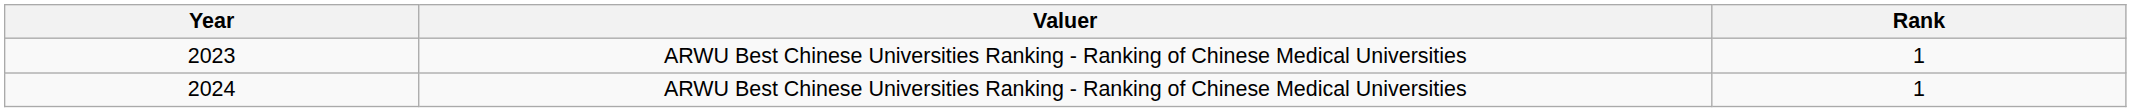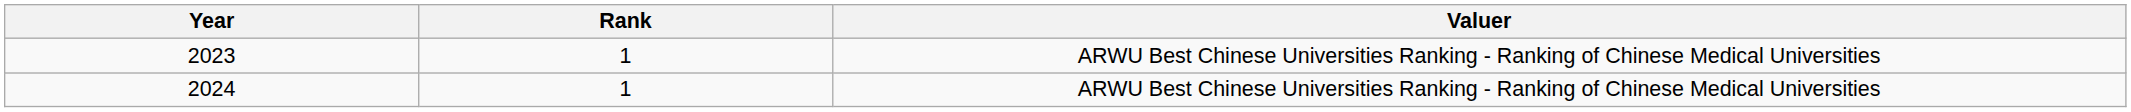columns swapped: (1919, 21) <-> (1065, 21)
